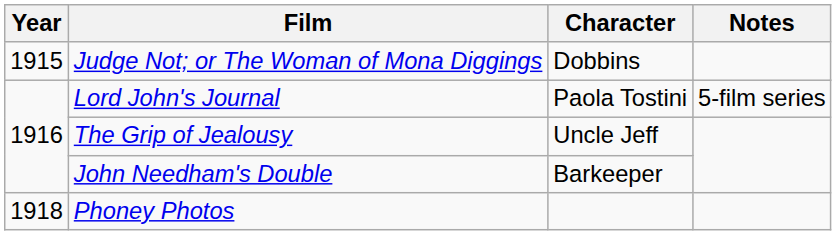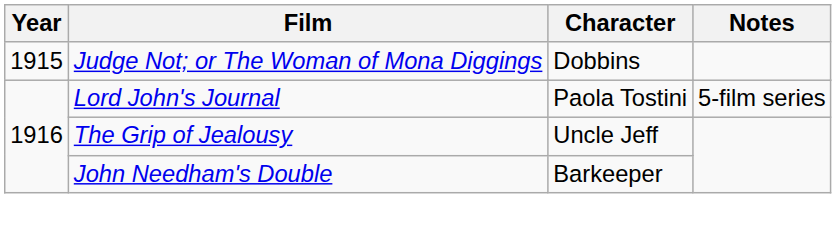- row: (37, 211)
